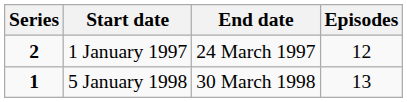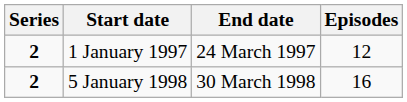(34, 81) 1 -> (34, 81) 2
(361, 81) 13 -> (361, 81) 16
